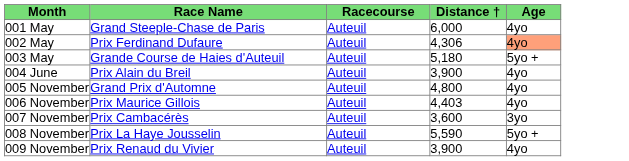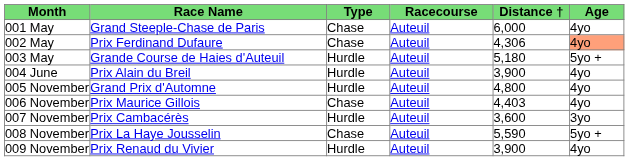+ column: (358, 12)
